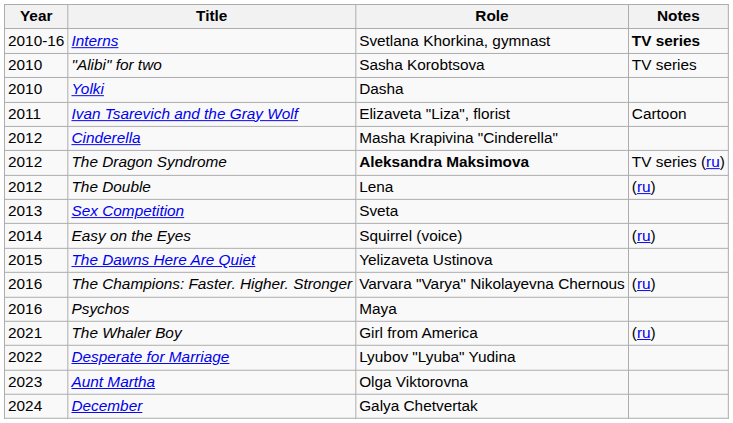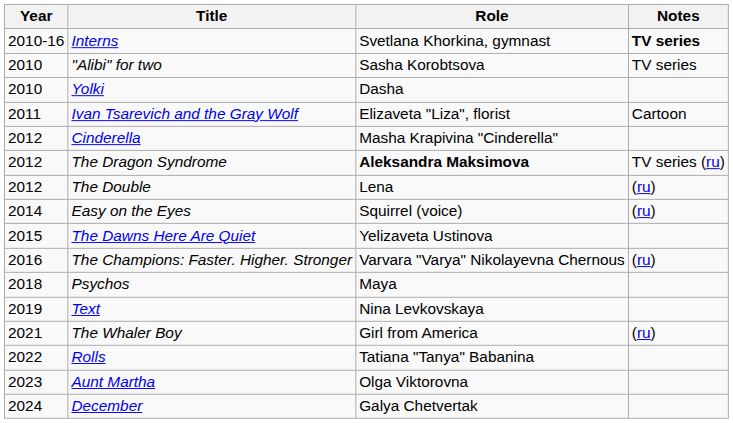- row: (128, 211)
(25, 308) 2016 -> (25, 284) 2018
+ row: (86, 308)
- row: (150, 357)
+ row: (89, 357)
